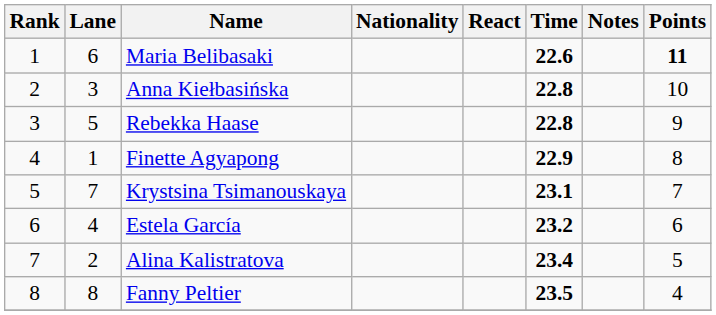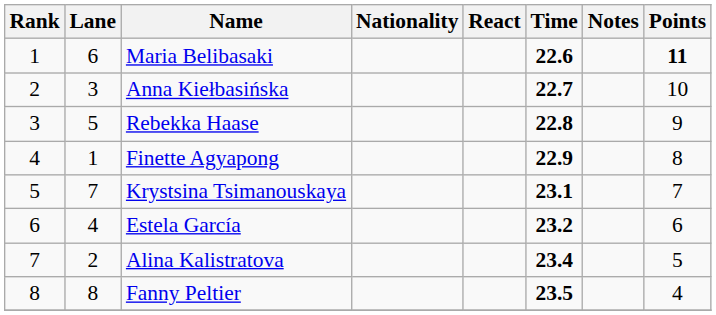(554, 89) 22.8 -> (554, 89) 22.7
